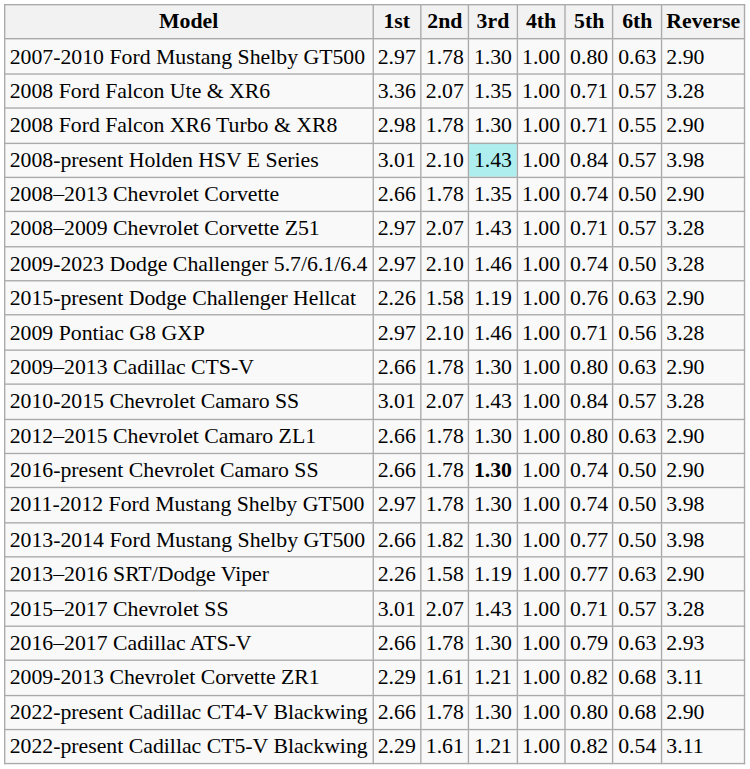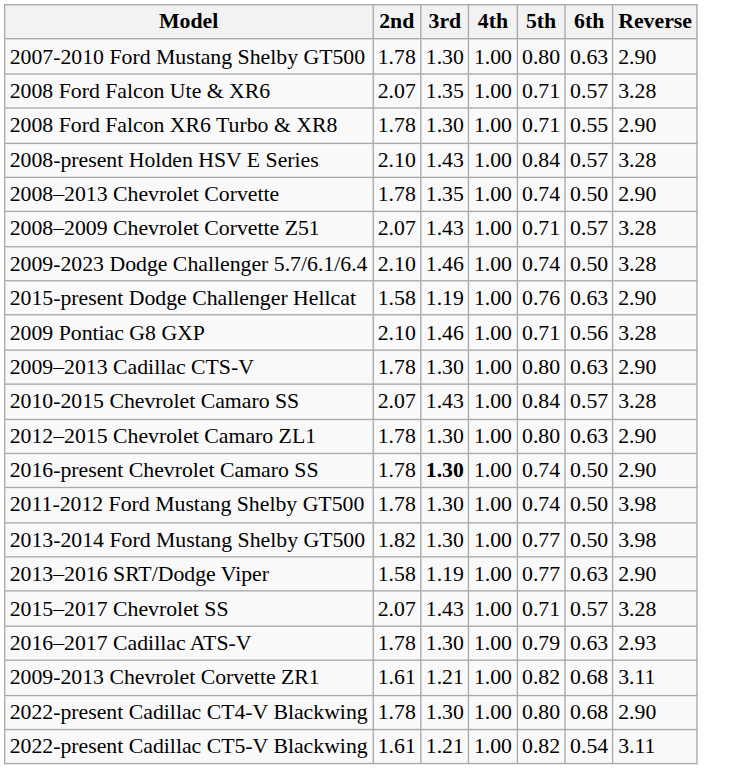- column: (397, 21)
(493, 159) paleturquoise background -> (445, 159) no background
(685, 159) 3.98 -> (637, 159) 3.28
